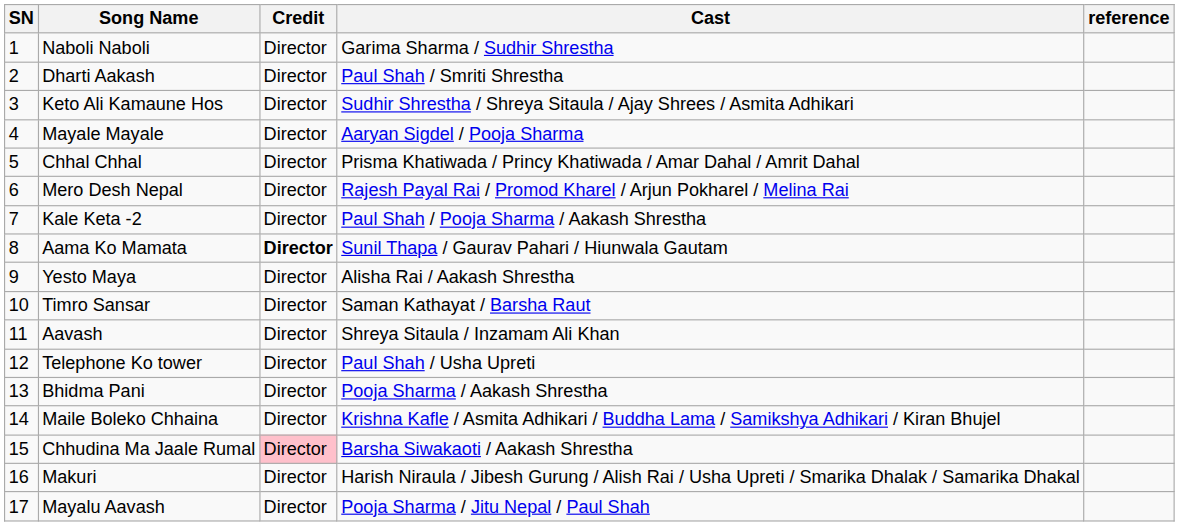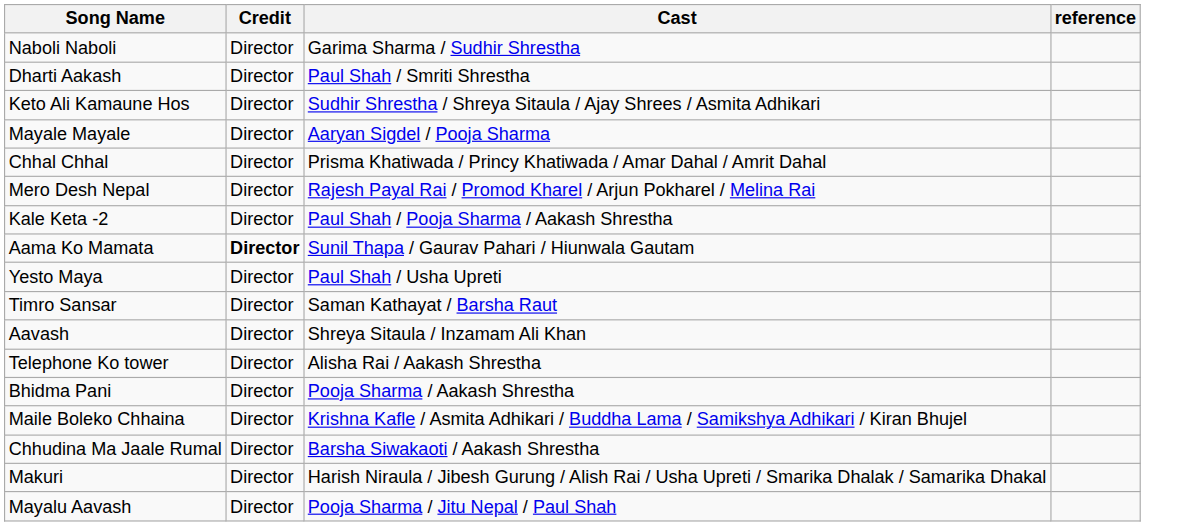- column: (21, 18)
(458, 276) Alisha Rai / Aakash Shrestha -> (405, 276) Paul Shah / Usha Upreti
(438, 362) Paul Shah / Usha Upreti -> (424, 362) Alisha Rai / Aakash Shrestha
(295, 448) pink background -> (262, 448) no background
